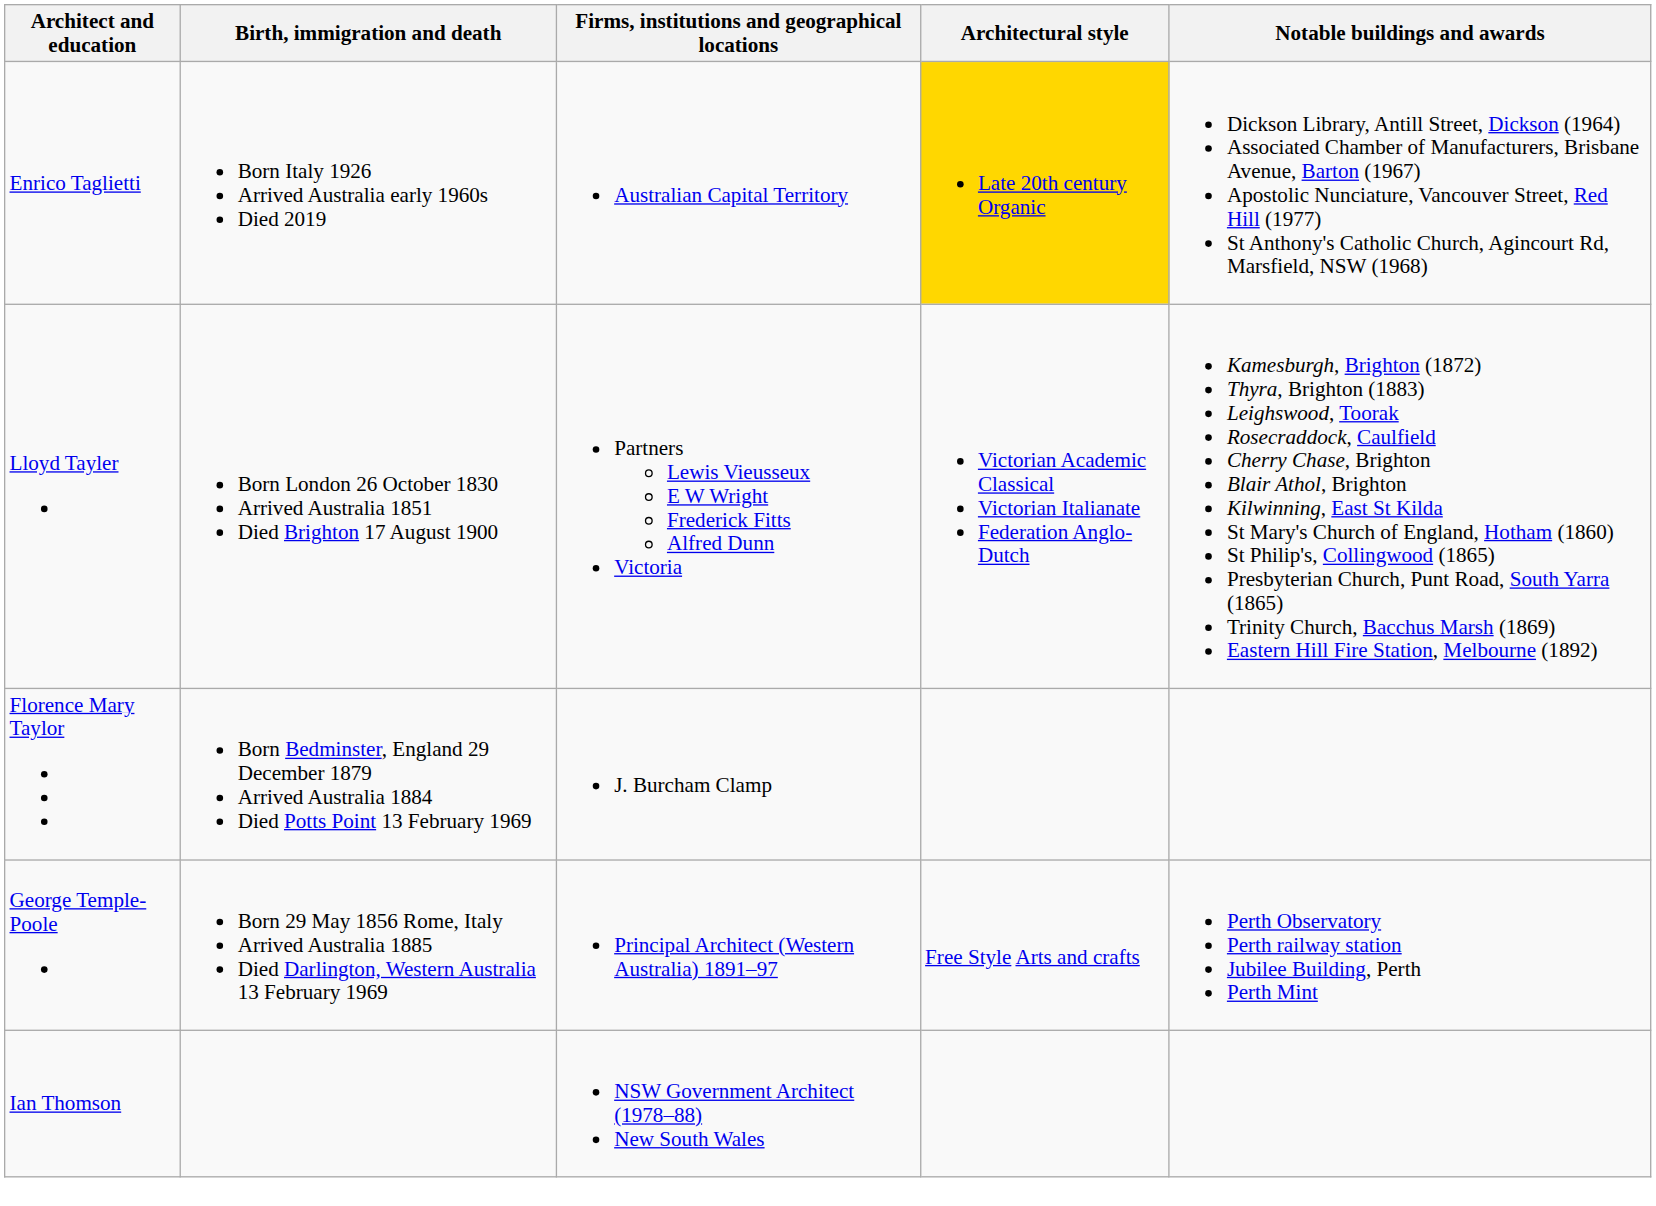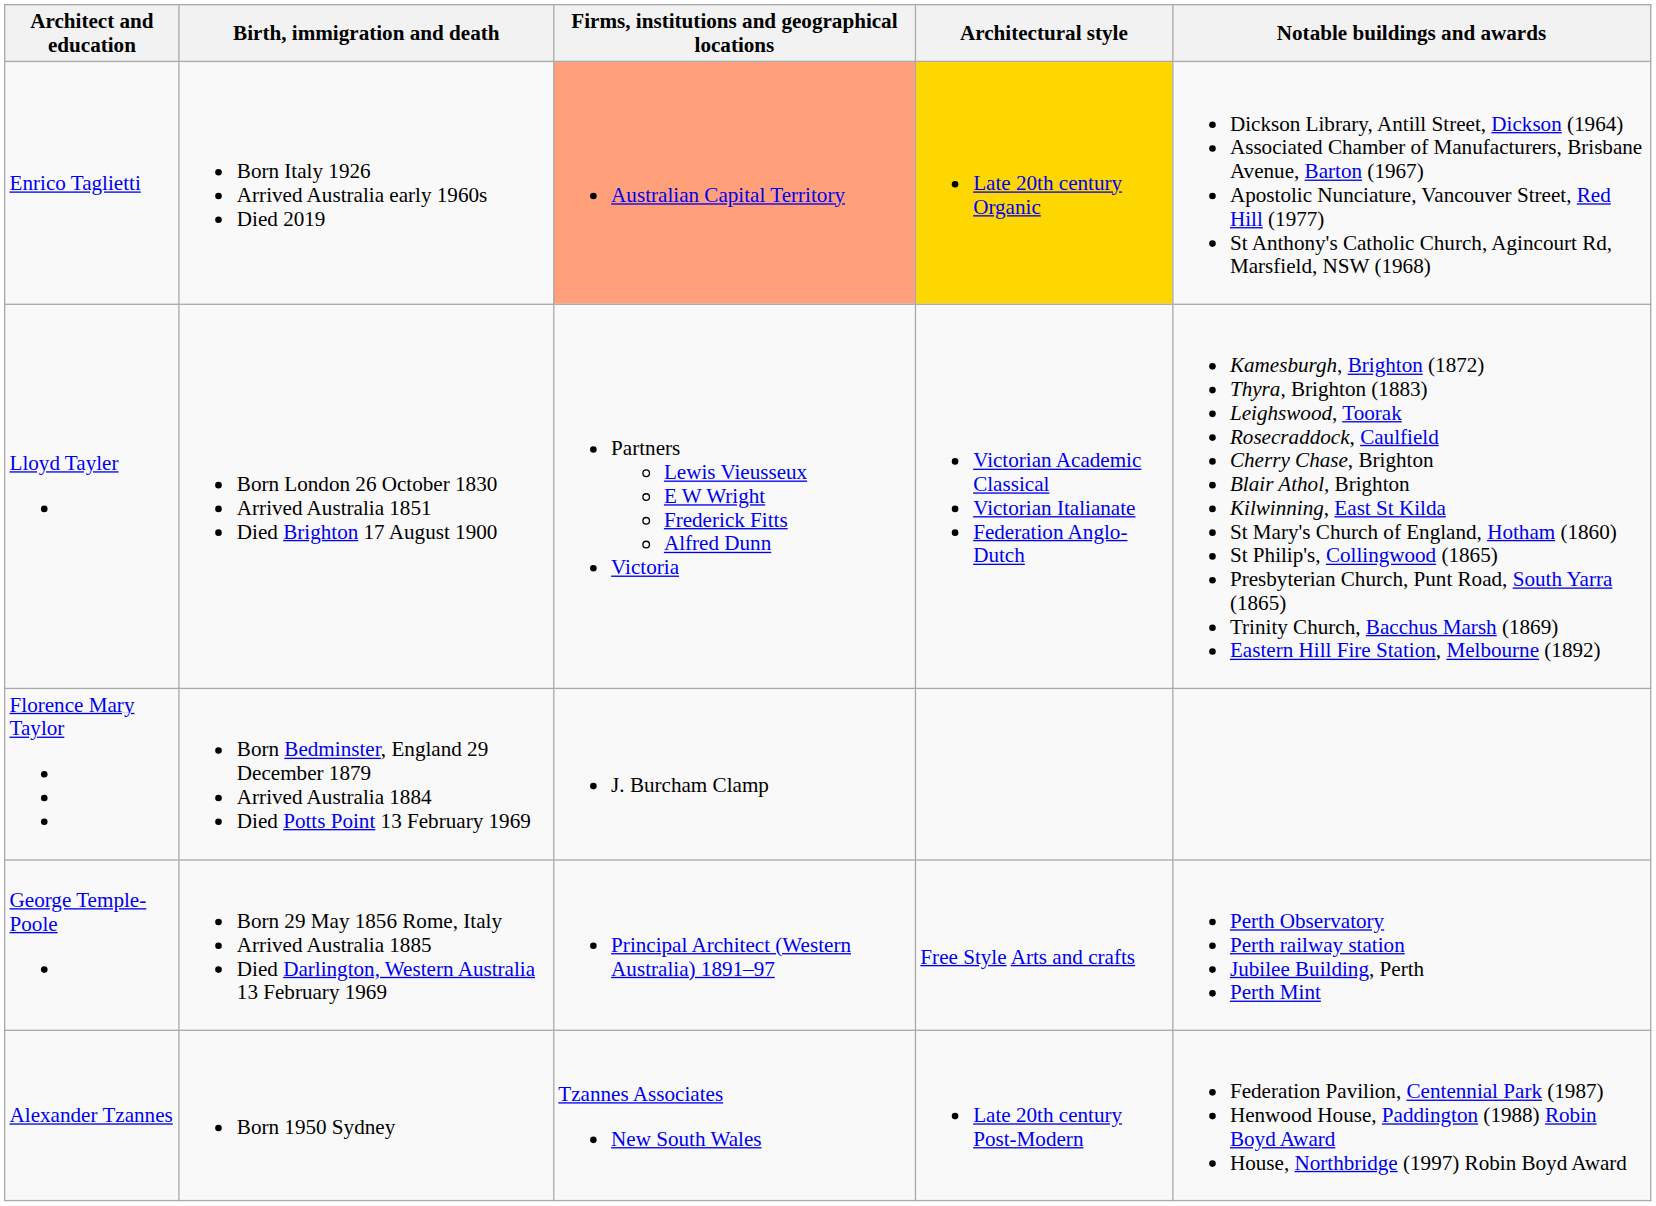(738, 195) no background -> (734, 195) lightsalmon background
- row: (65, 1103)
+ row: (91, 1115)
